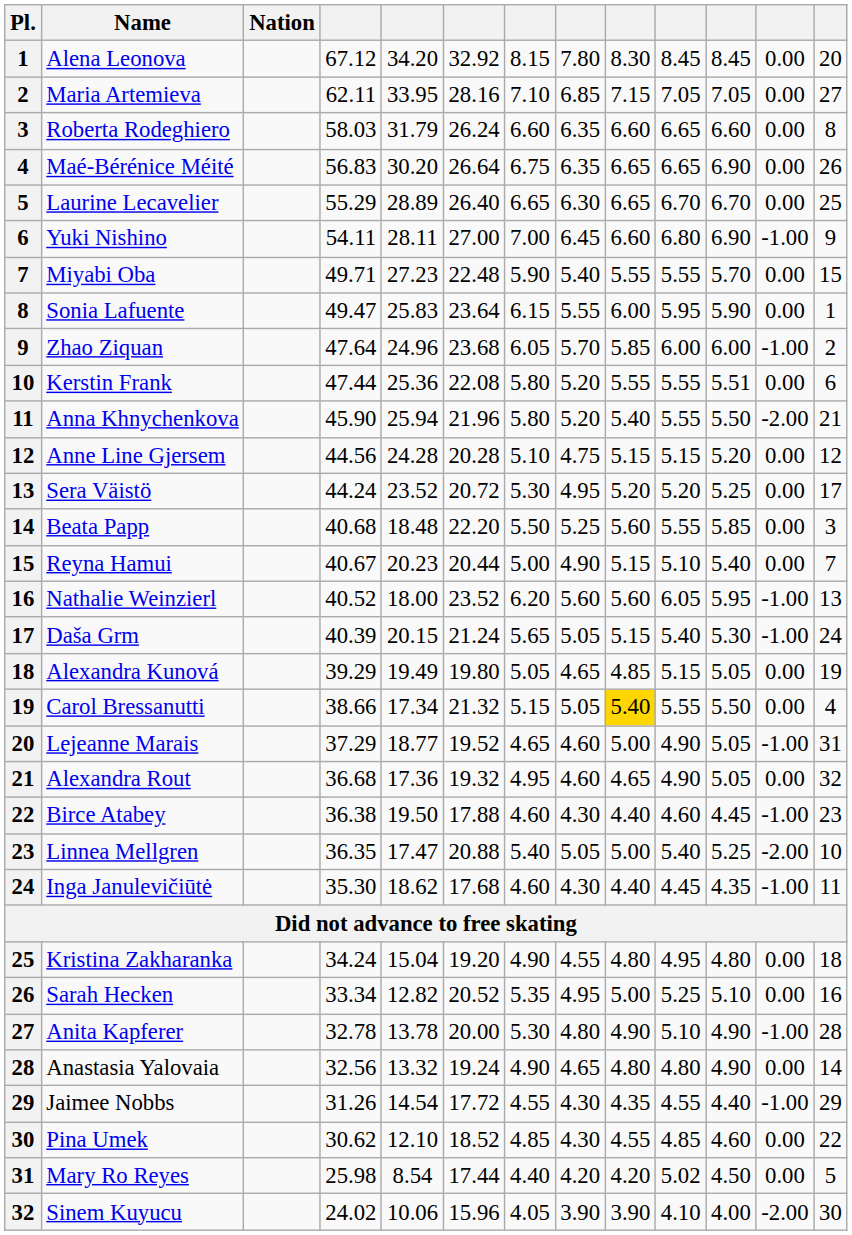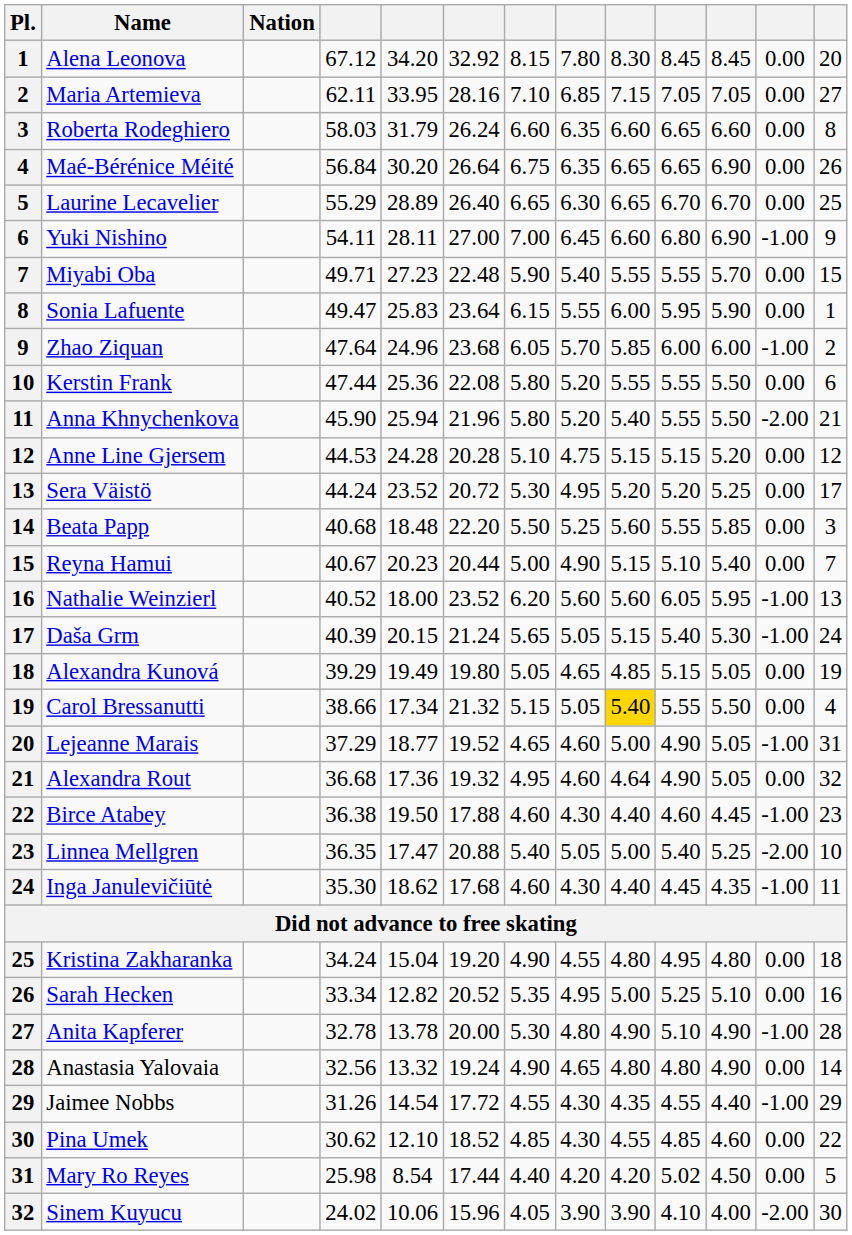(351, 166) 56.83 -> (351, 166) 56.84
(731, 382) 5.51 -> (731, 382) 5.50
(351, 454) 44.56 -> (351, 454) 44.53
(630, 779) 4.65 -> (630, 779) 4.64
